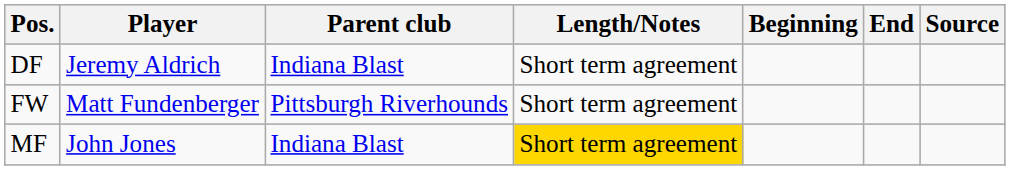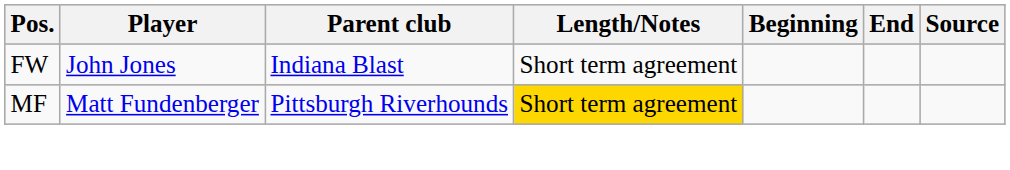- row: (27, 64)
(163, 104) Matt Fundenberger -> (121, 64) John Jones
(389, 104) Pittsburgh Riverhounds -> (337, 64) Indiana Blast
(121, 143) John Jones -> (163, 104) Matt Fundenberger
(337, 143) Indiana Blast -> (389, 104) Pittsburgh Riverhounds
